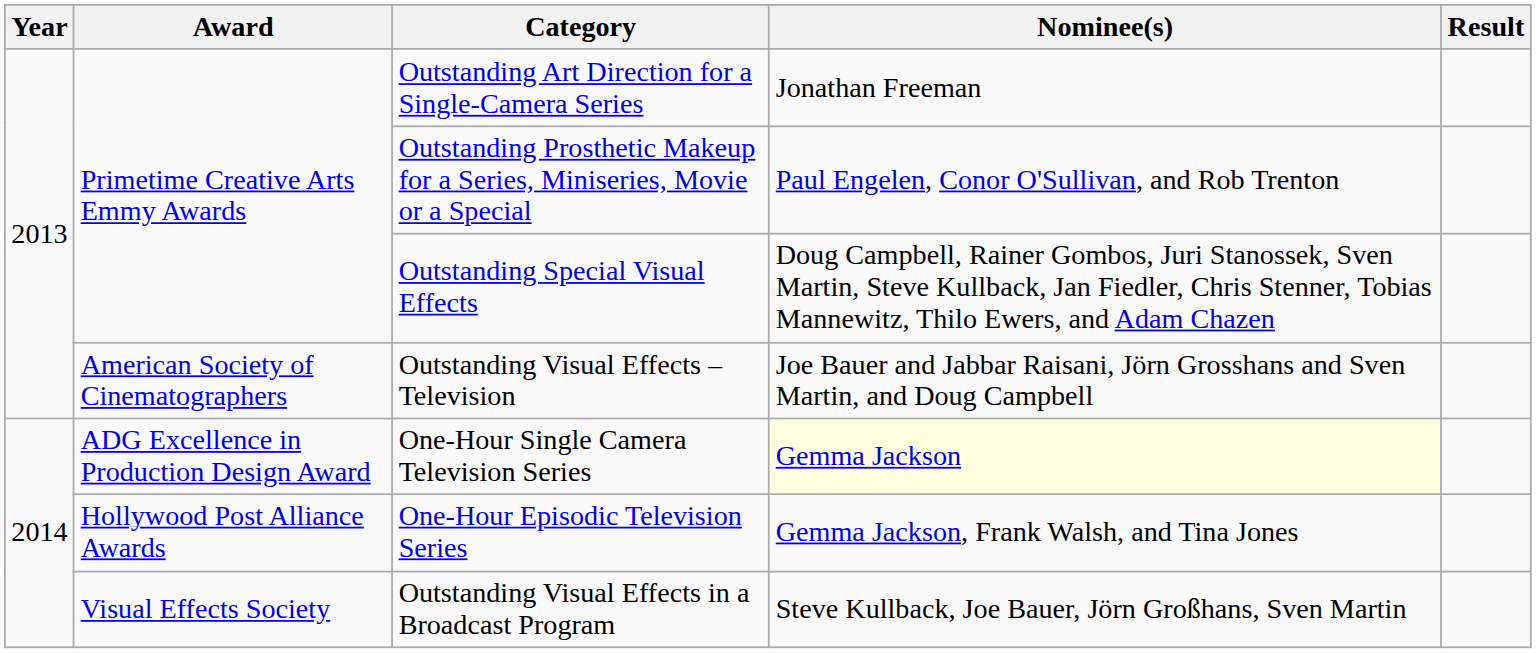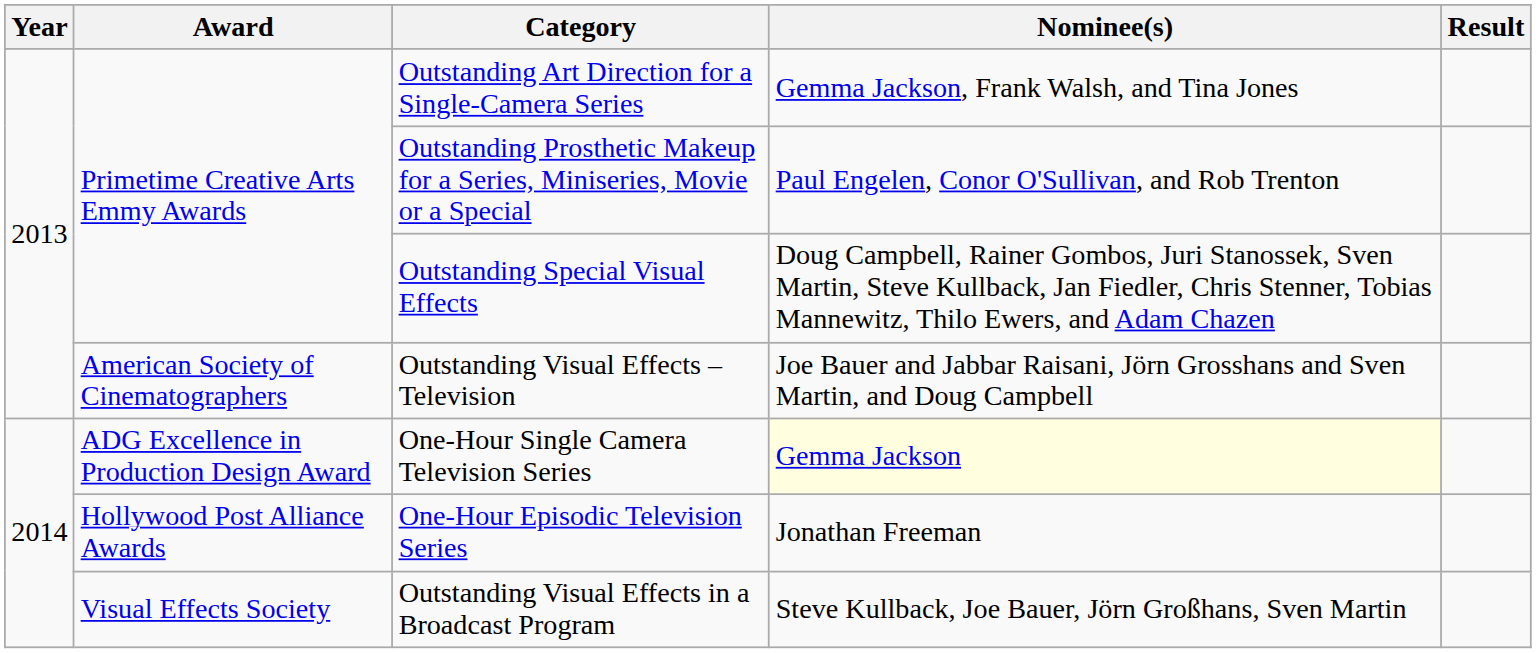(879, 87) Jonathan Freeman -> (1037, 87) Gemma Jackson, Frank Walsh, and Tina Jones
(1037, 532) Gemma Jackson, Frank Walsh, and Tina Jones -> (879, 532) Jonathan Freeman
